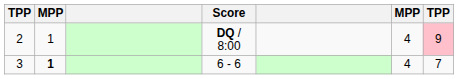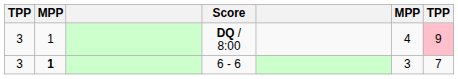(20, 39) 2 -> (20, 39) 3
(407, 64) 4 -> (407, 64) 3
